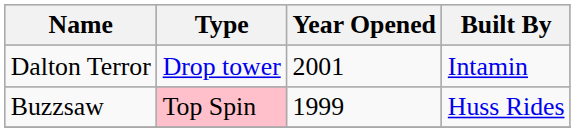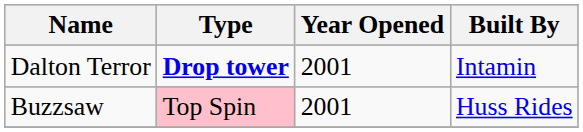(222, 65) normal -> (226, 65) bold
(318, 106) 1999 -> (326, 106) 2001
